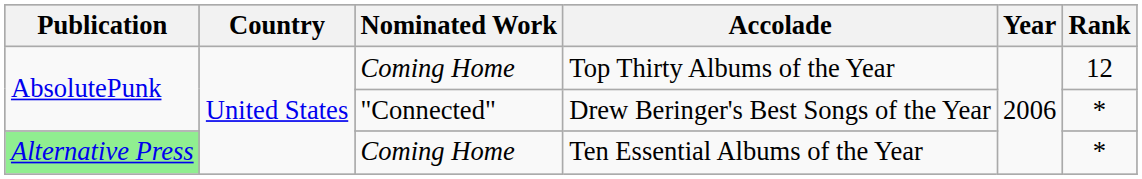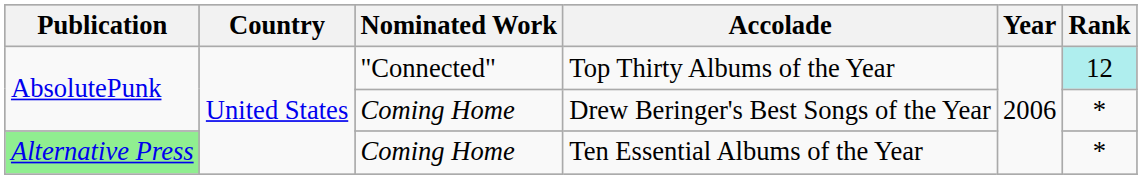(438, 67) Coming Home -> (428, 67) "Connected"
(1099, 67) no background -> (1099, 67) paleturquoise background
(428, 109) "Connected" -> (438, 109) Coming Home
